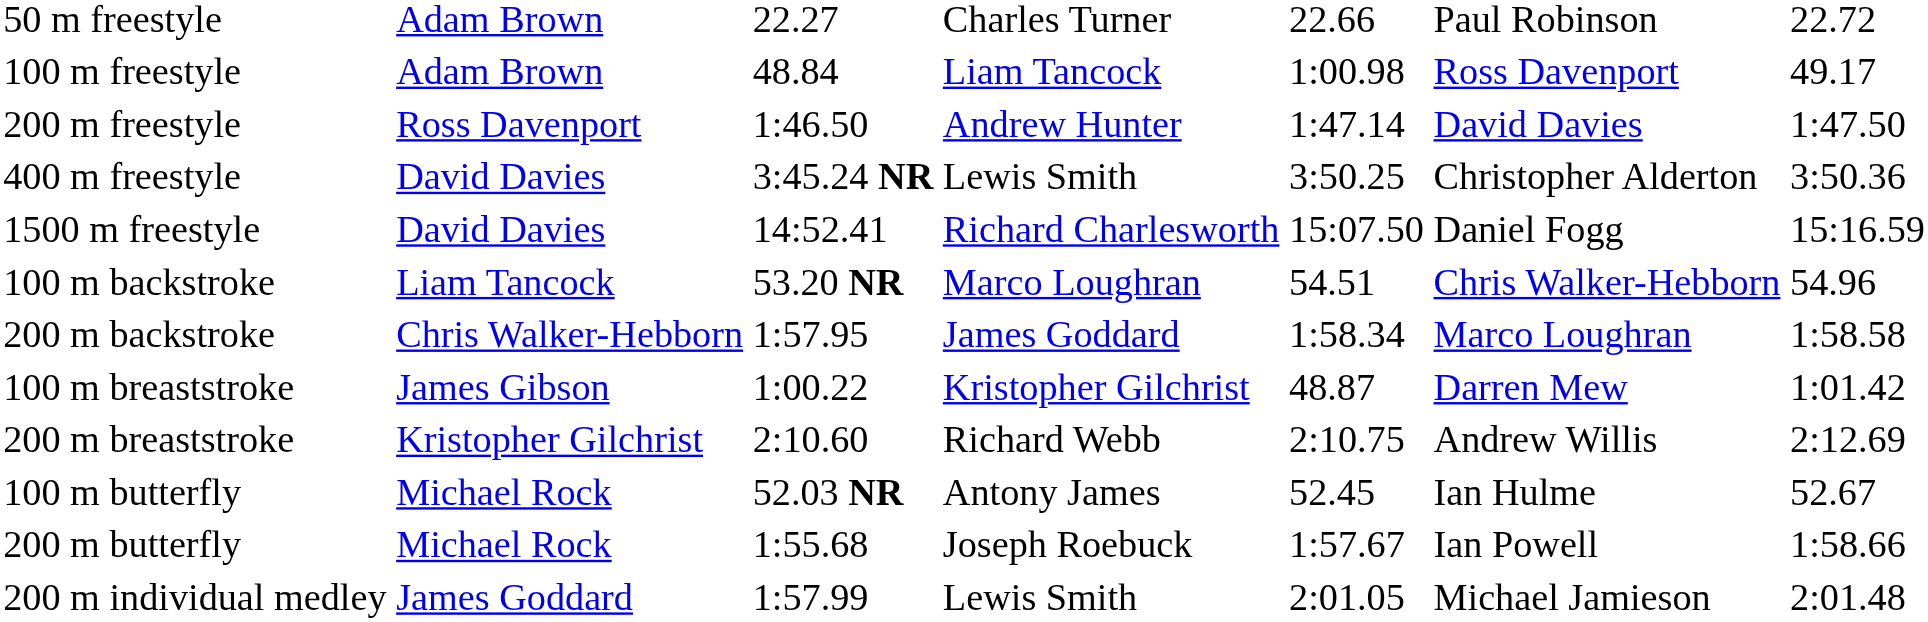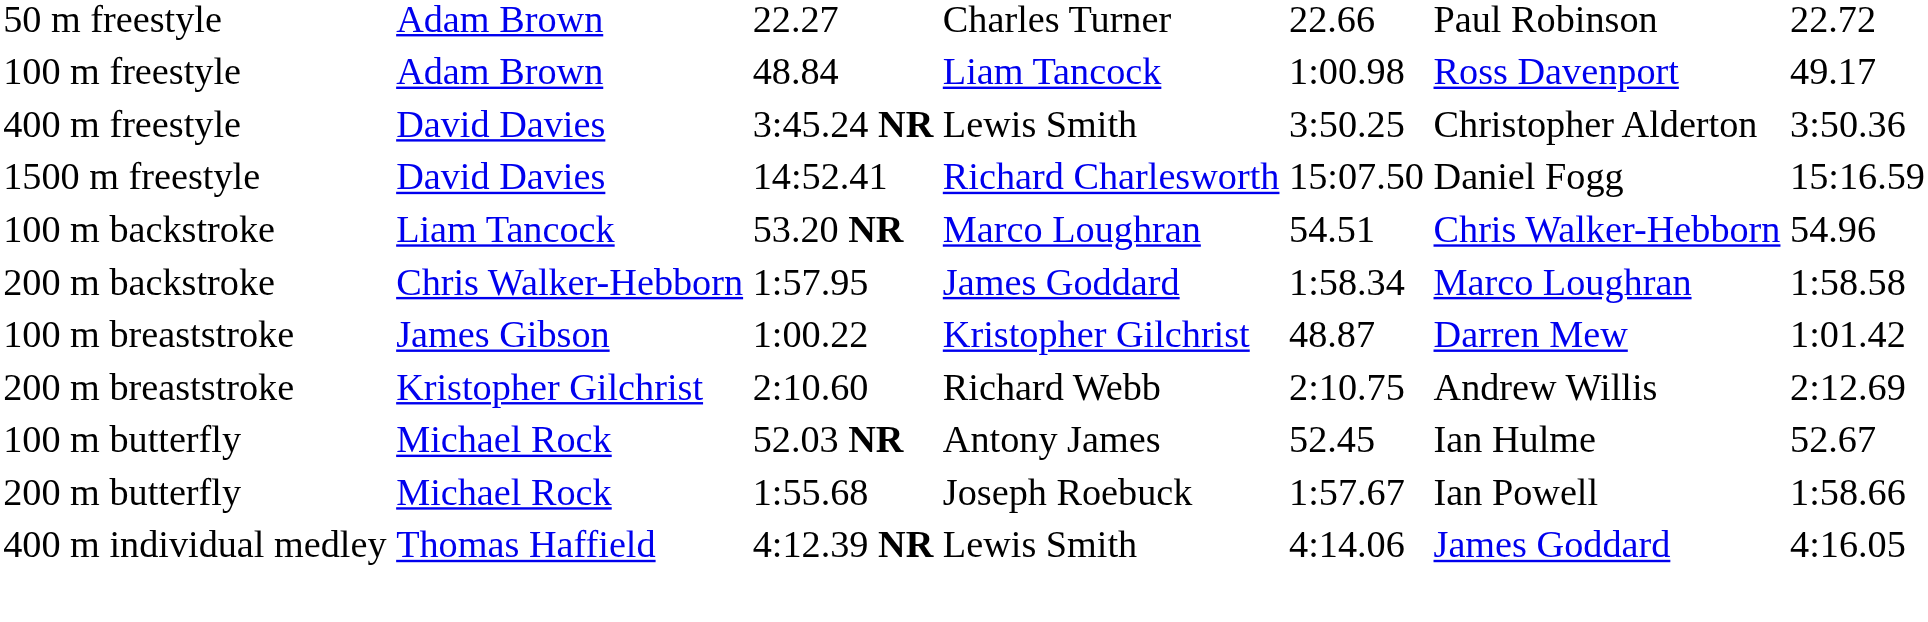- row: (122, 124)
- row: (195, 597)
+ row: (195, 544)
